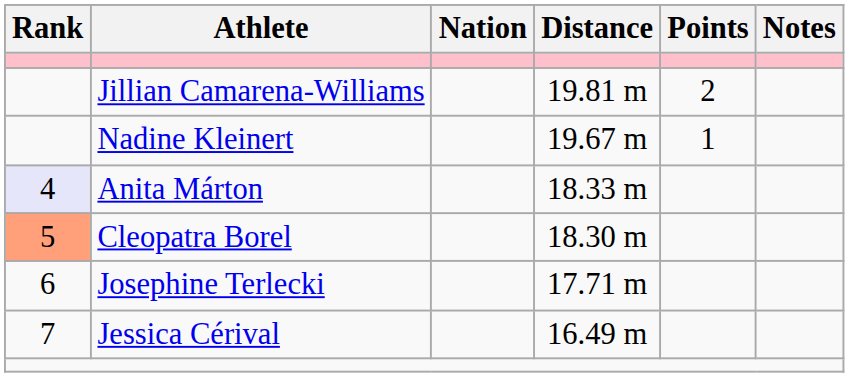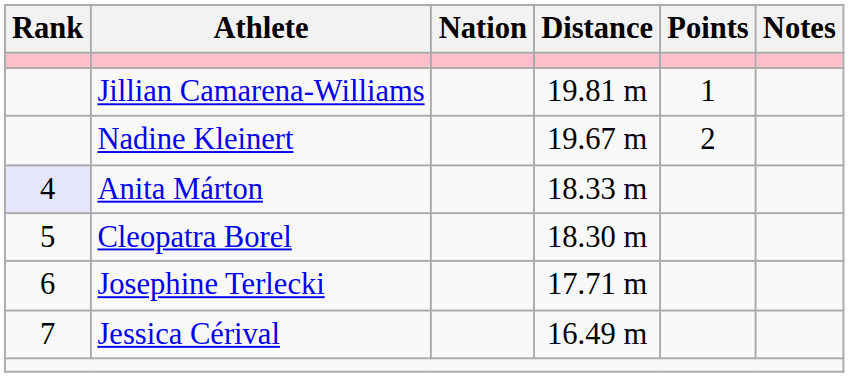(708, 91) 2 -> (708, 91) 1
(708, 139) 1 -> (708, 139) 2
(48, 236) lightsalmon background -> (48, 236) no background
